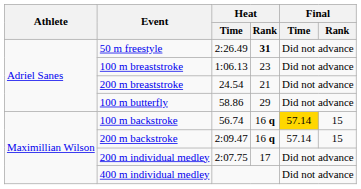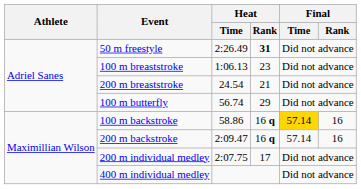(231, 103) 58.86 -> (231, 103) 56.74
(231, 121) 56.74 -> (231, 121) 58.86
(337, 121) 15 -> (337, 121) 16
(337, 139) 15 -> (337, 139) 16
